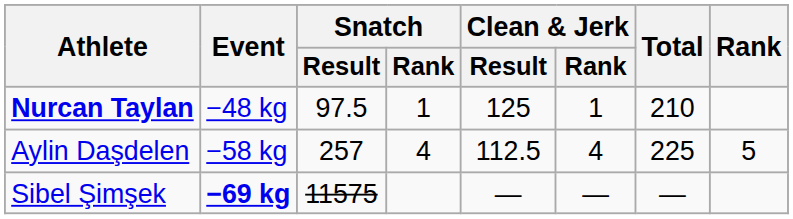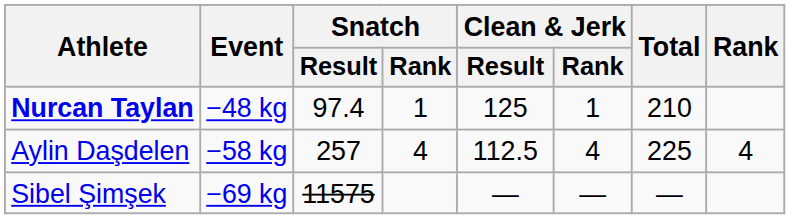(341, 109) 97.5 -> (338, 109) 97.4
(749, 151) 5 -> (746, 151) 4
(248, 193) bold -> (247, 193) normal
